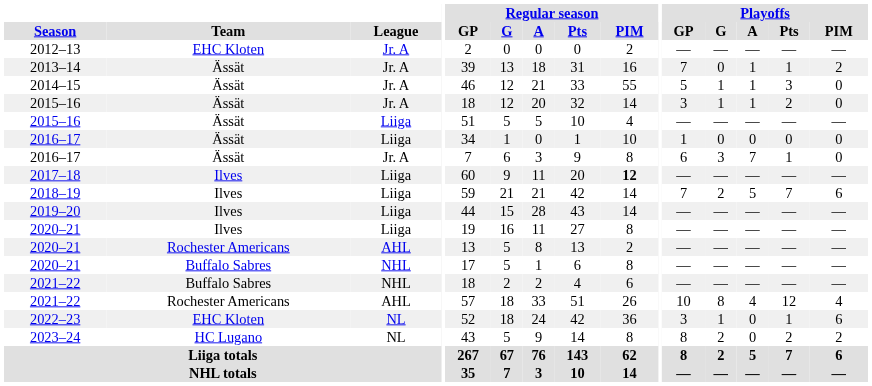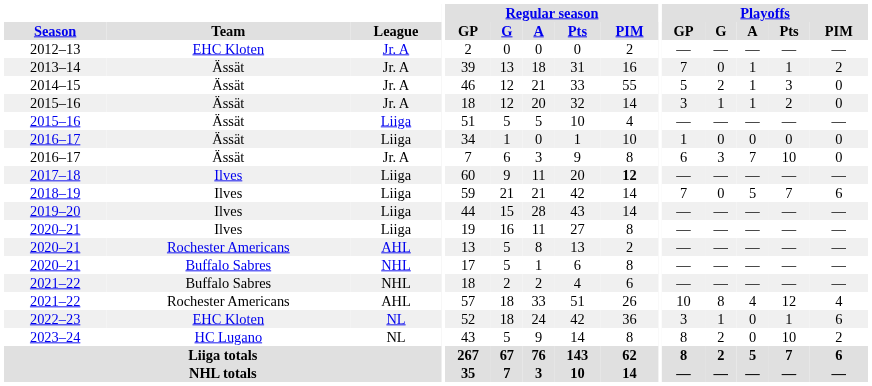(721, 85) 1 -> (721, 85) 2
(789, 157) 1 -> (789, 157) 10
(721, 193) 2 -> (721, 193) 0
(789, 337) 2 -> (789, 337) 10
